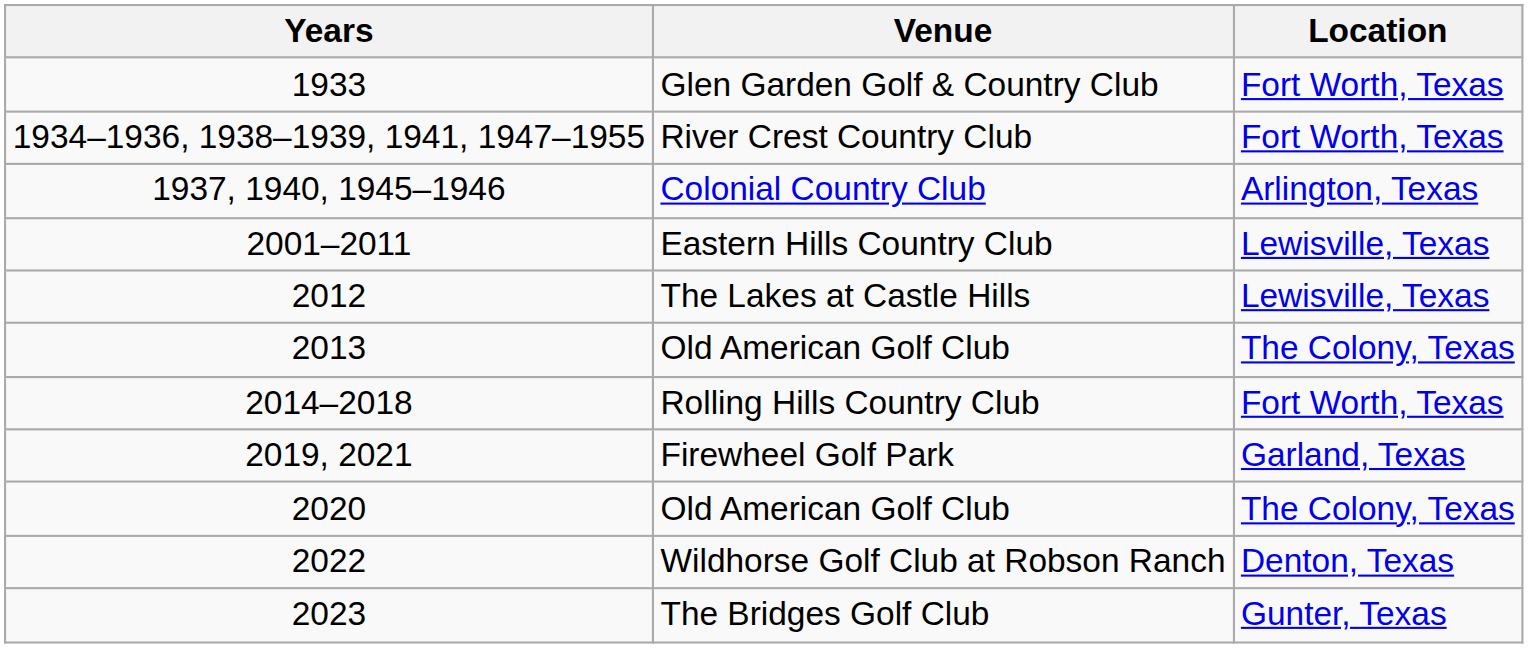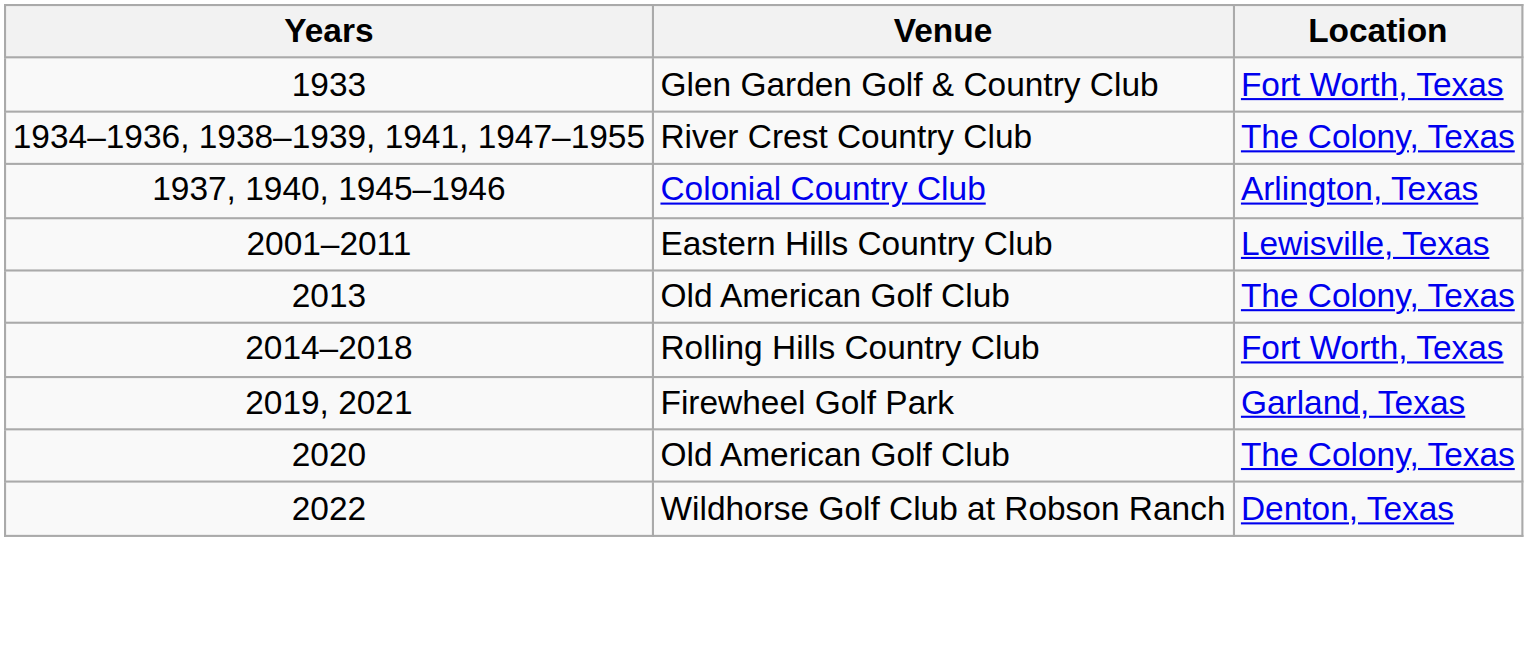(1372, 137) Fort Worth, Texas -> (1378, 137) The Colony, Texas
- row: (329, 296)
- row: (329, 614)
